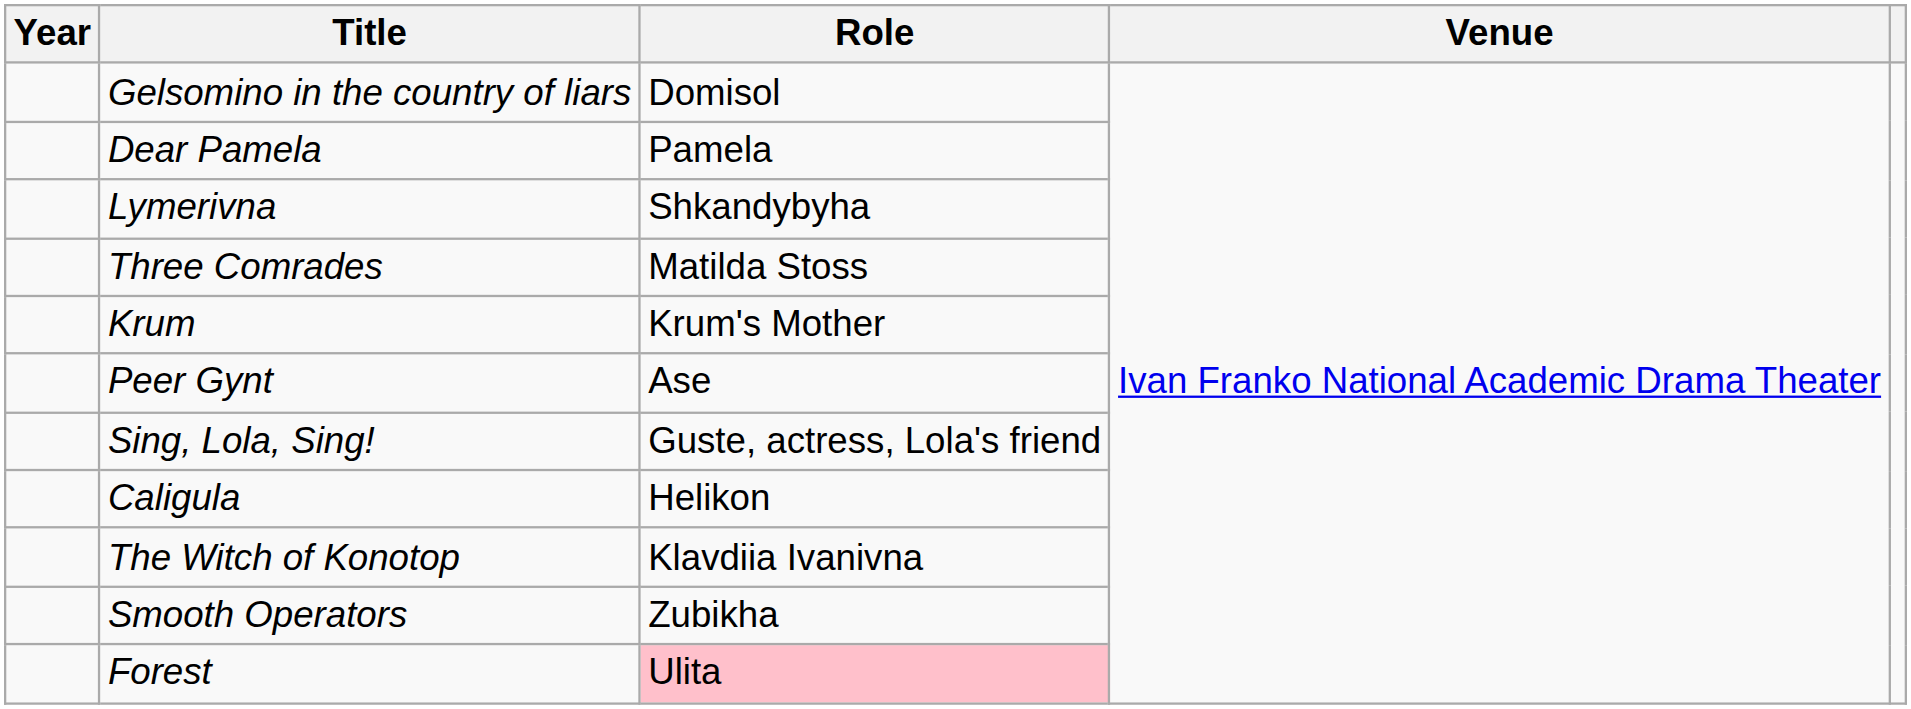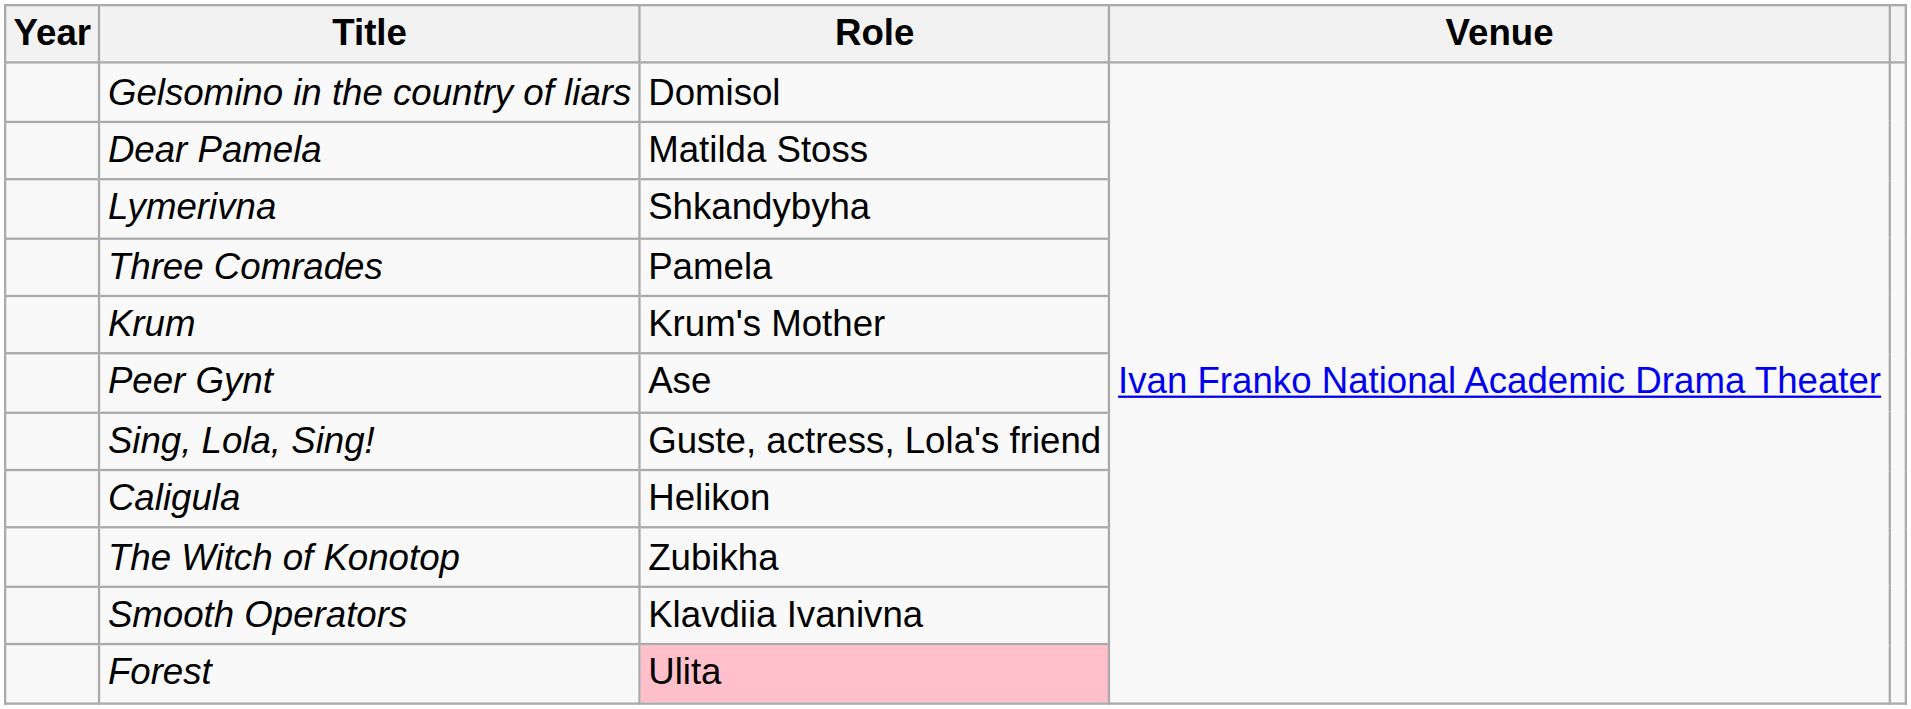(710, 149) Pamela -> (758, 149) Matilda Stoss
(758, 265) Matilda Stoss -> (710, 265) Pamela
(786, 556) Klavdiia Ivanivna -> (713, 556) Zubikha
(713, 614) Zubikha -> (786, 614) Klavdiia Ivanivna
